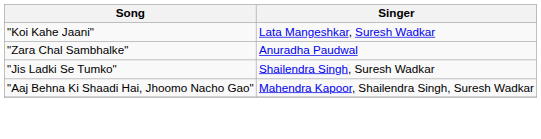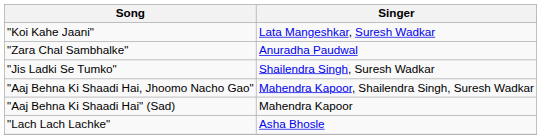+ row: (91, 106)
+ row: (59, 124)
